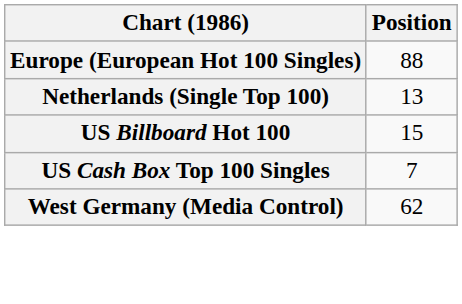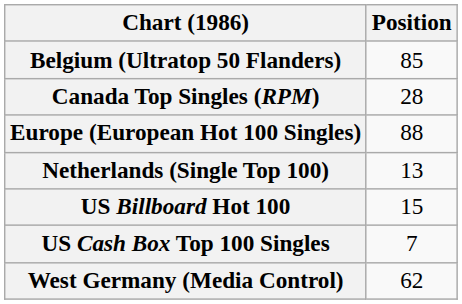+ row: (186, 59)
+ row: (186, 96)
